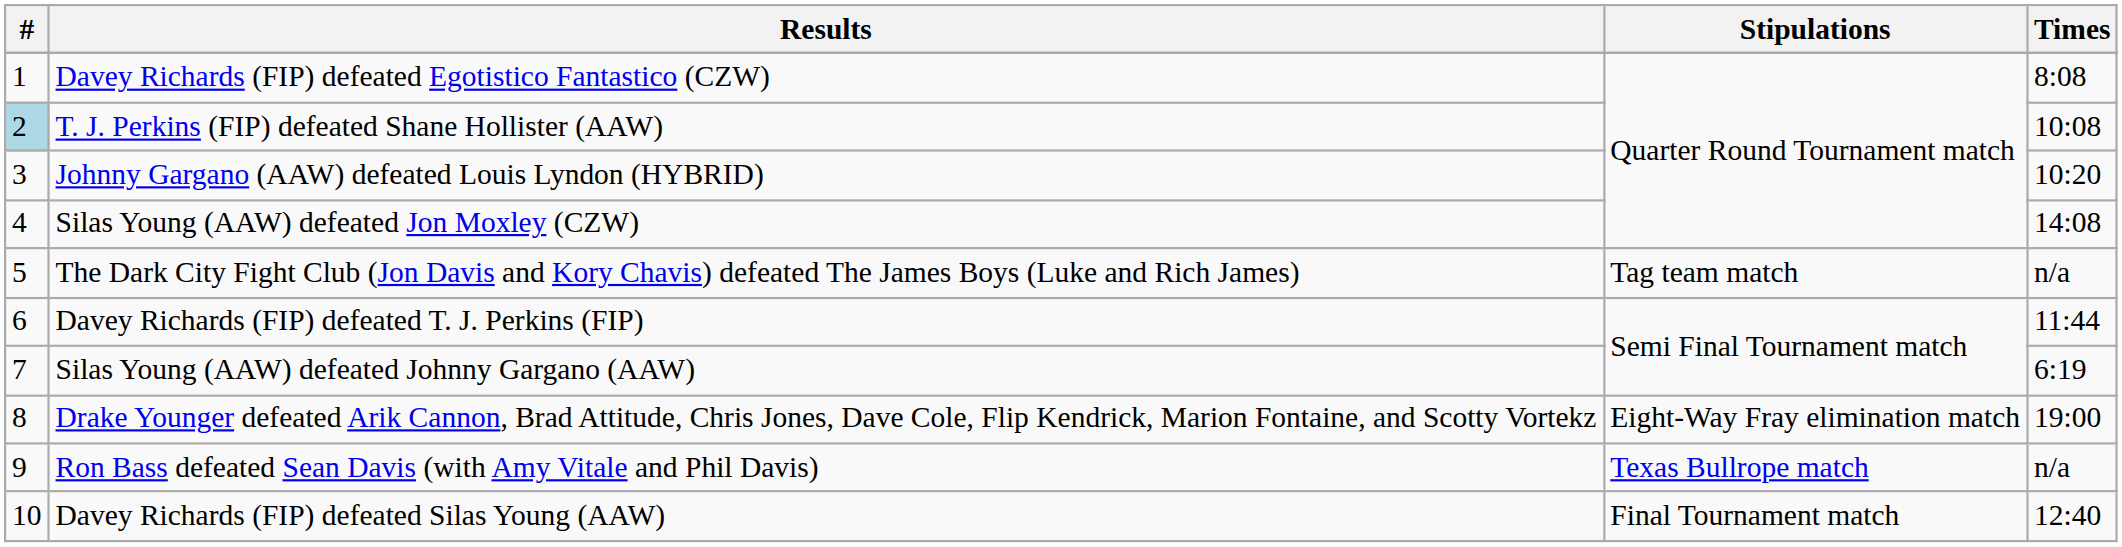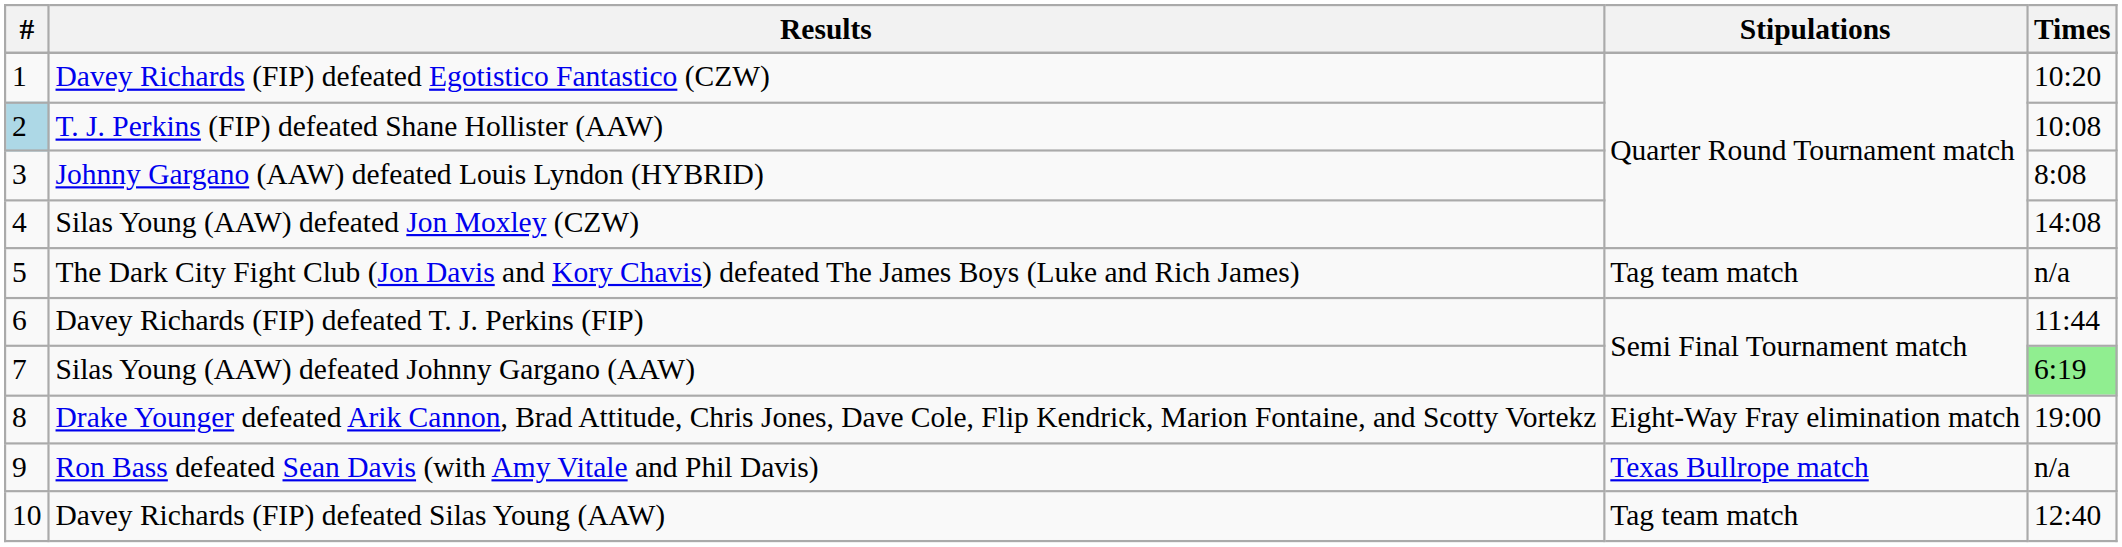(2060, 77) 8:08 -> (2068, 77) 10:20
(2068, 174) 10:20 -> (2060, 174) 8:08
(2060, 369) no background -> (2060, 369) lightgreen background
(1755, 515) Final Tournament match -> (1704, 515) Tag team match
